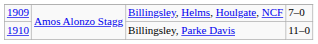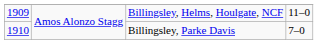(297, 13) 7–0 -> (299, 13) 11–0
(299, 30) 11–0 -> (297, 30) 7–0
